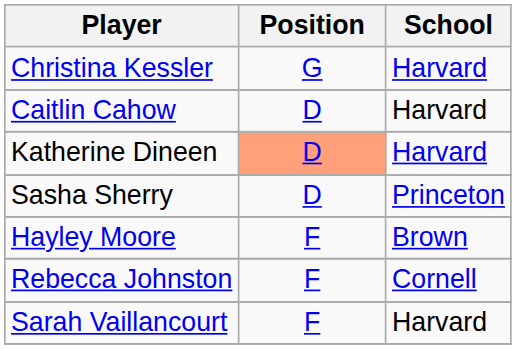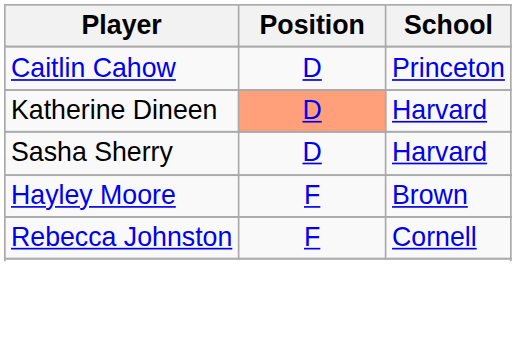- row: (112, 68)
(440, 110) Harvard -> (448, 68) Princeton
(448, 195) Princeton -> (440, 152) Harvard
- row: (119, 322)
